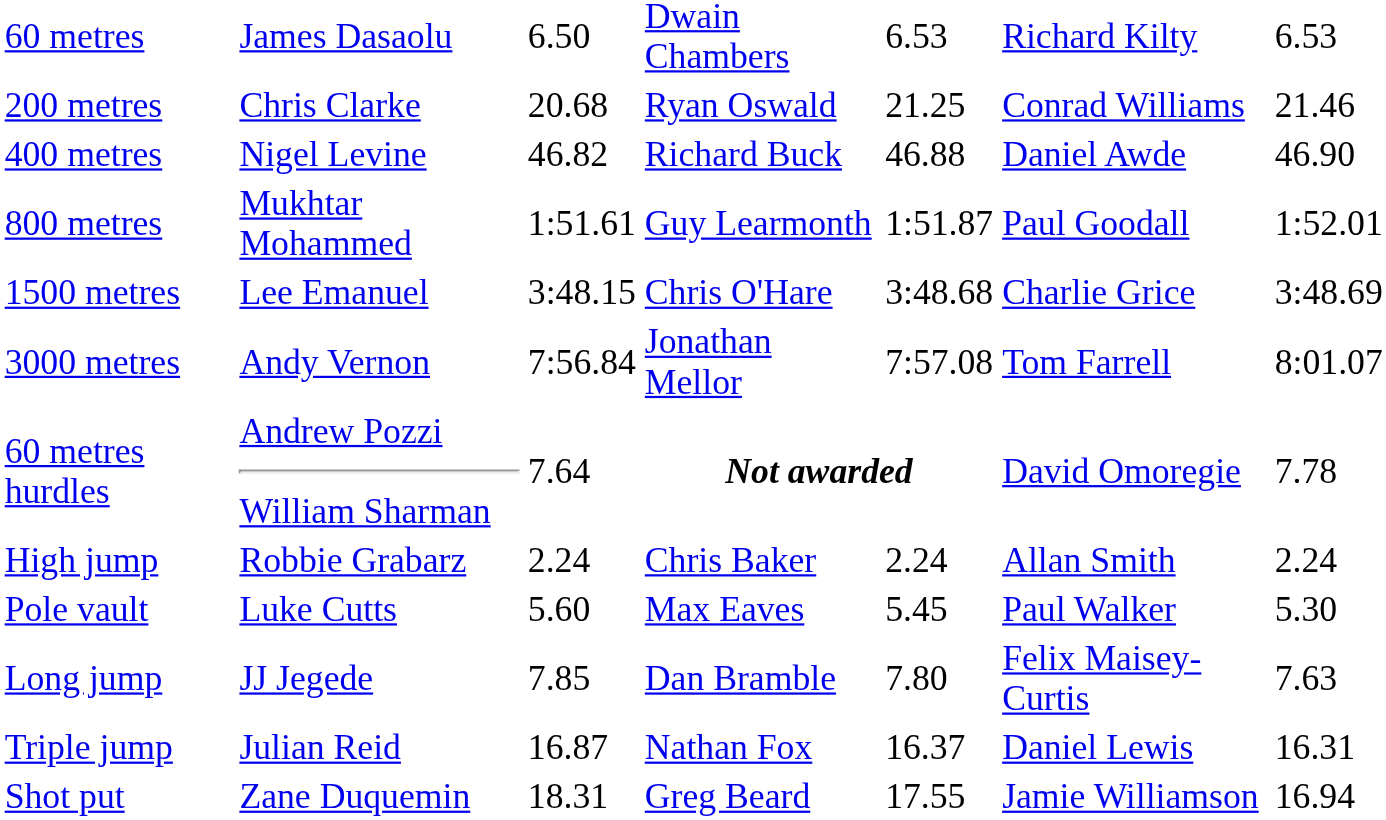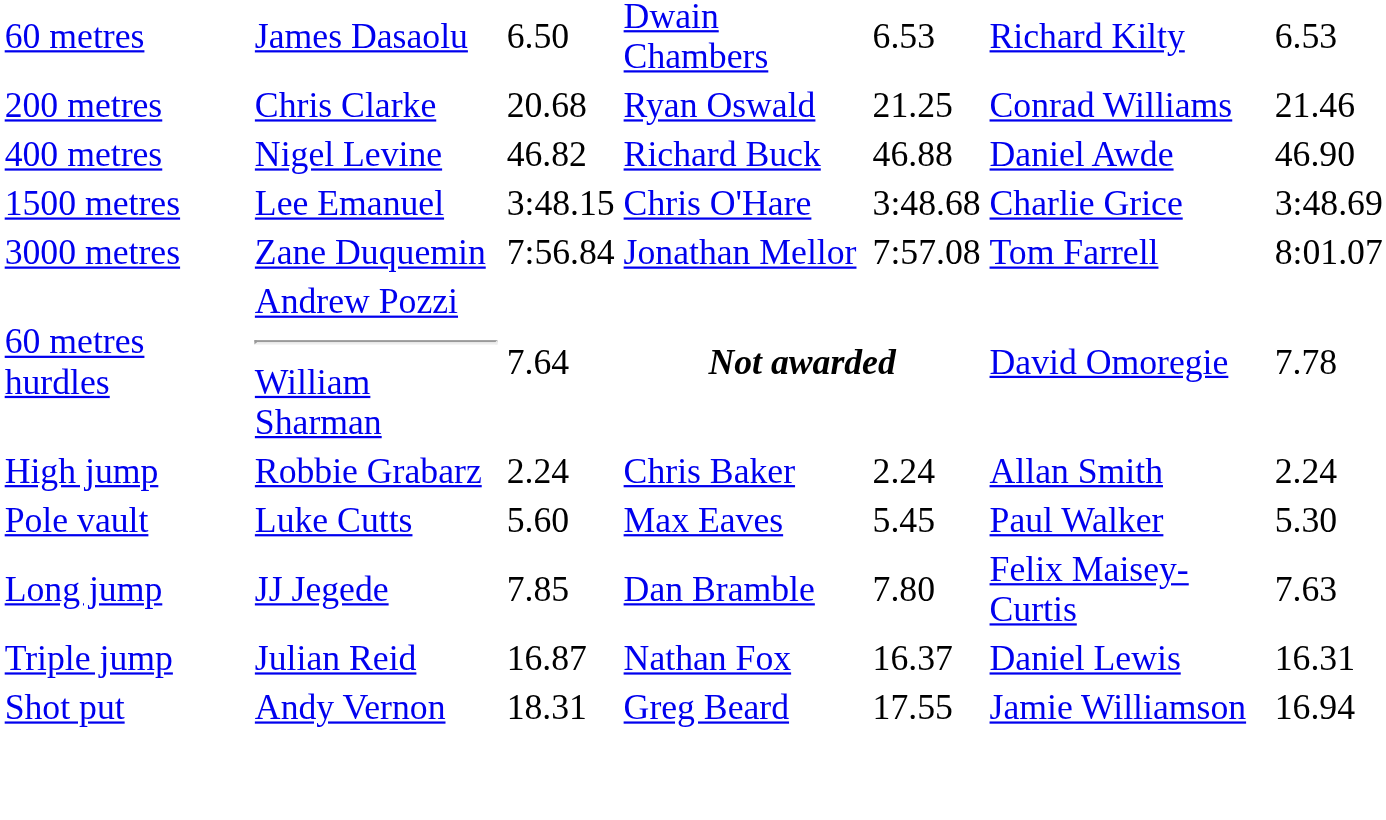- row: (83, 223)
(335, 361) Andy Vernon -> (370, 252) Zane Duquemin
(355, 796) Zane Duquemin -> (350, 707) Andy Vernon
